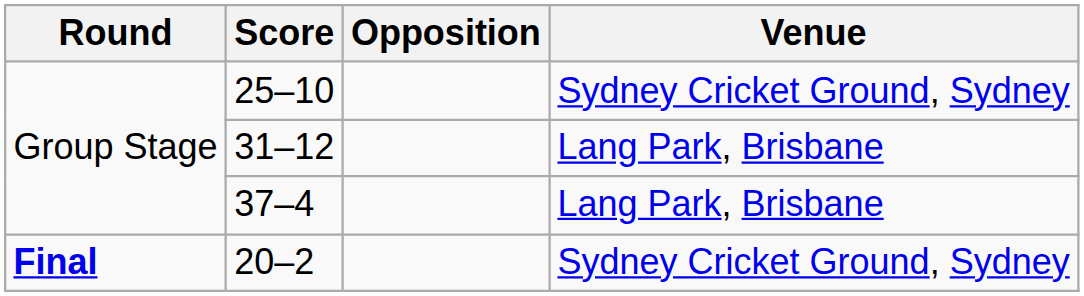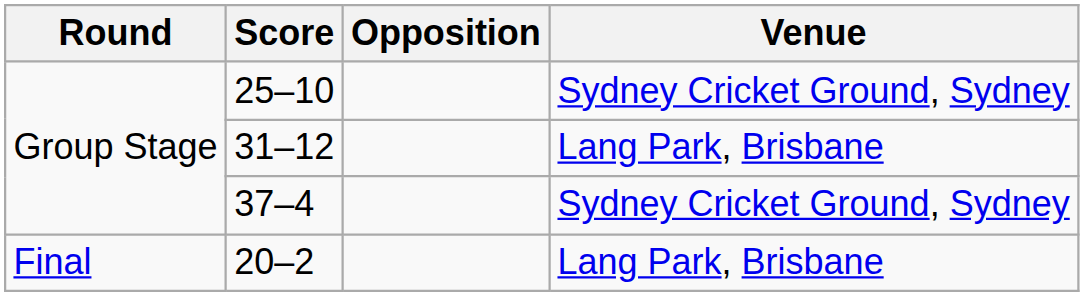(721, 204) Lang Park, Brisbane -> (814, 204) Sydney Cricket Ground, Sydney
(55, 261) bold -> (52, 261) normal
(814, 261) Sydney Cricket Ground, Sydney -> (721, 261) Lang Park, Brisbane
